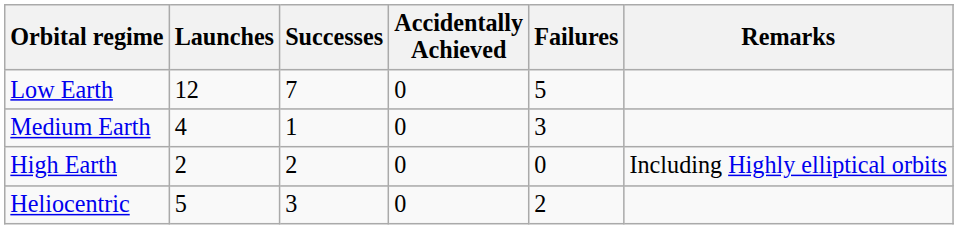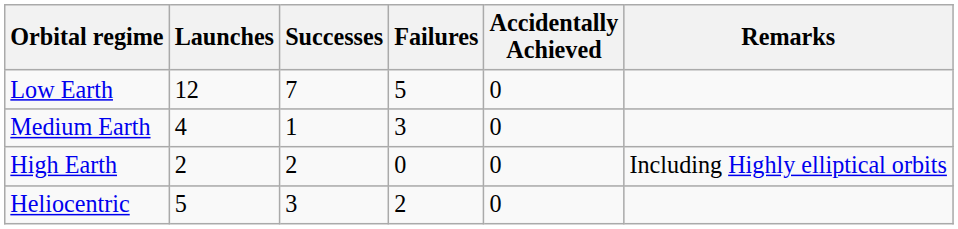columns swapped: (576, 37) <-> (459, 37)
